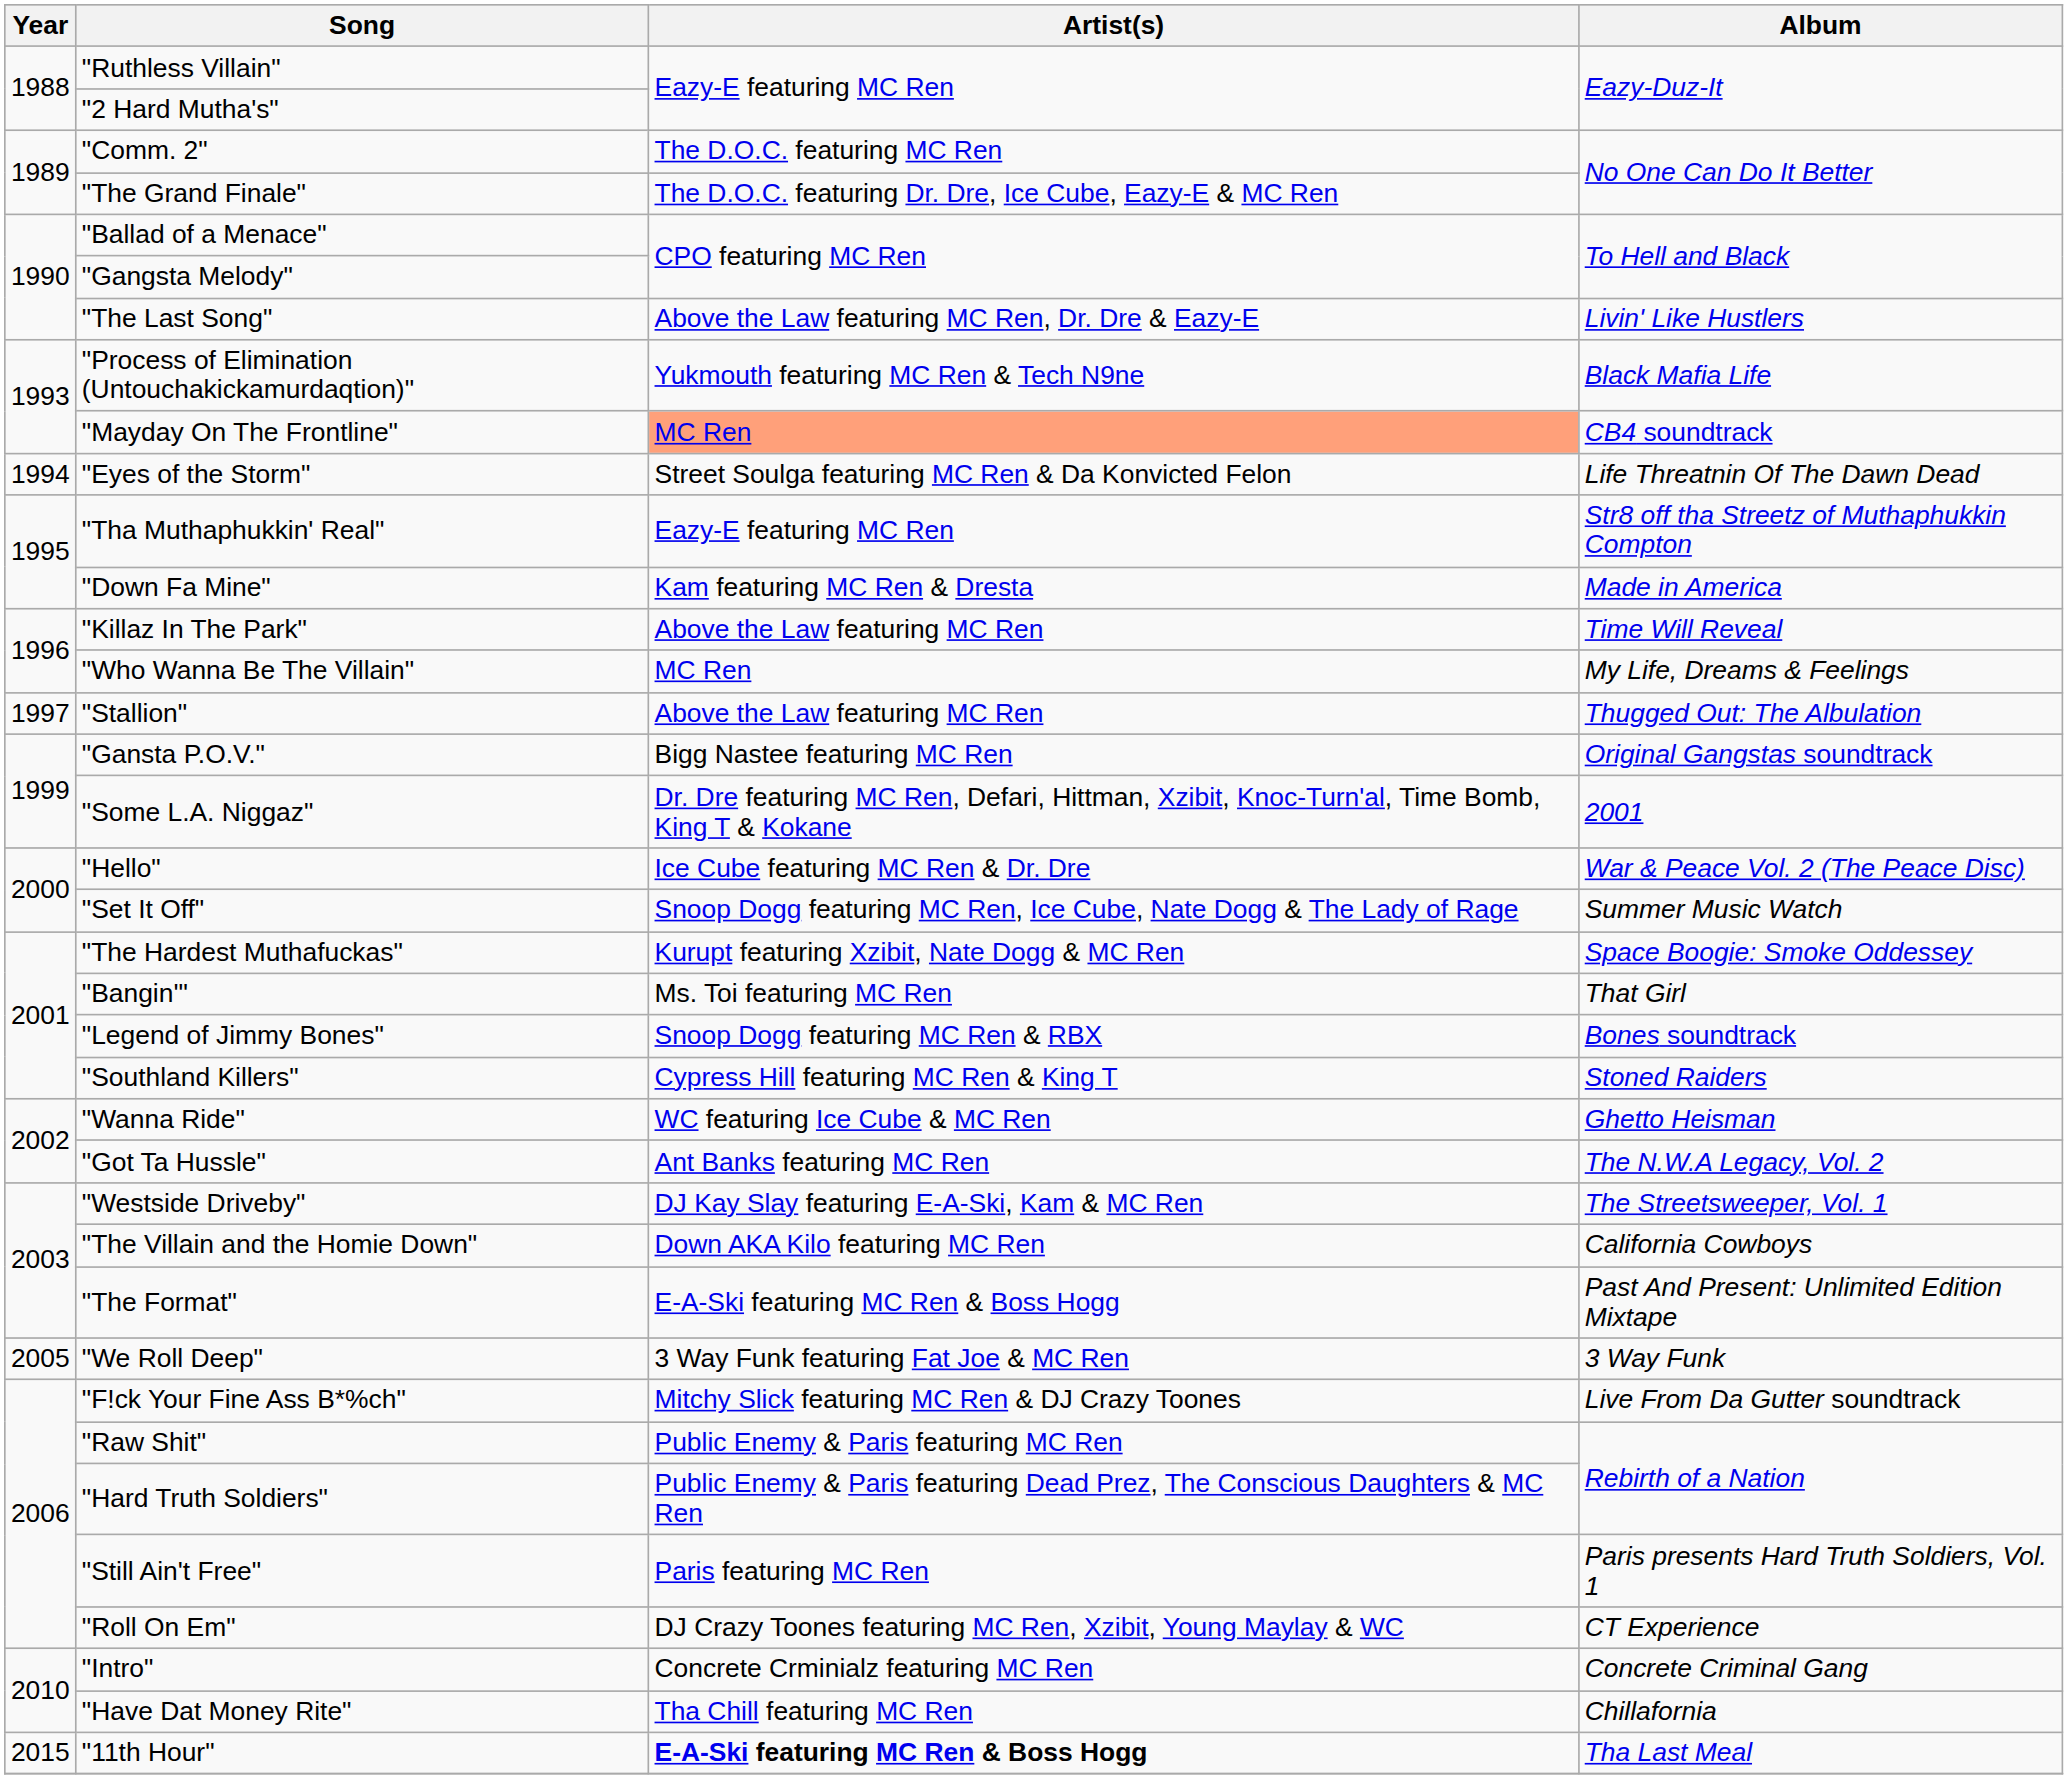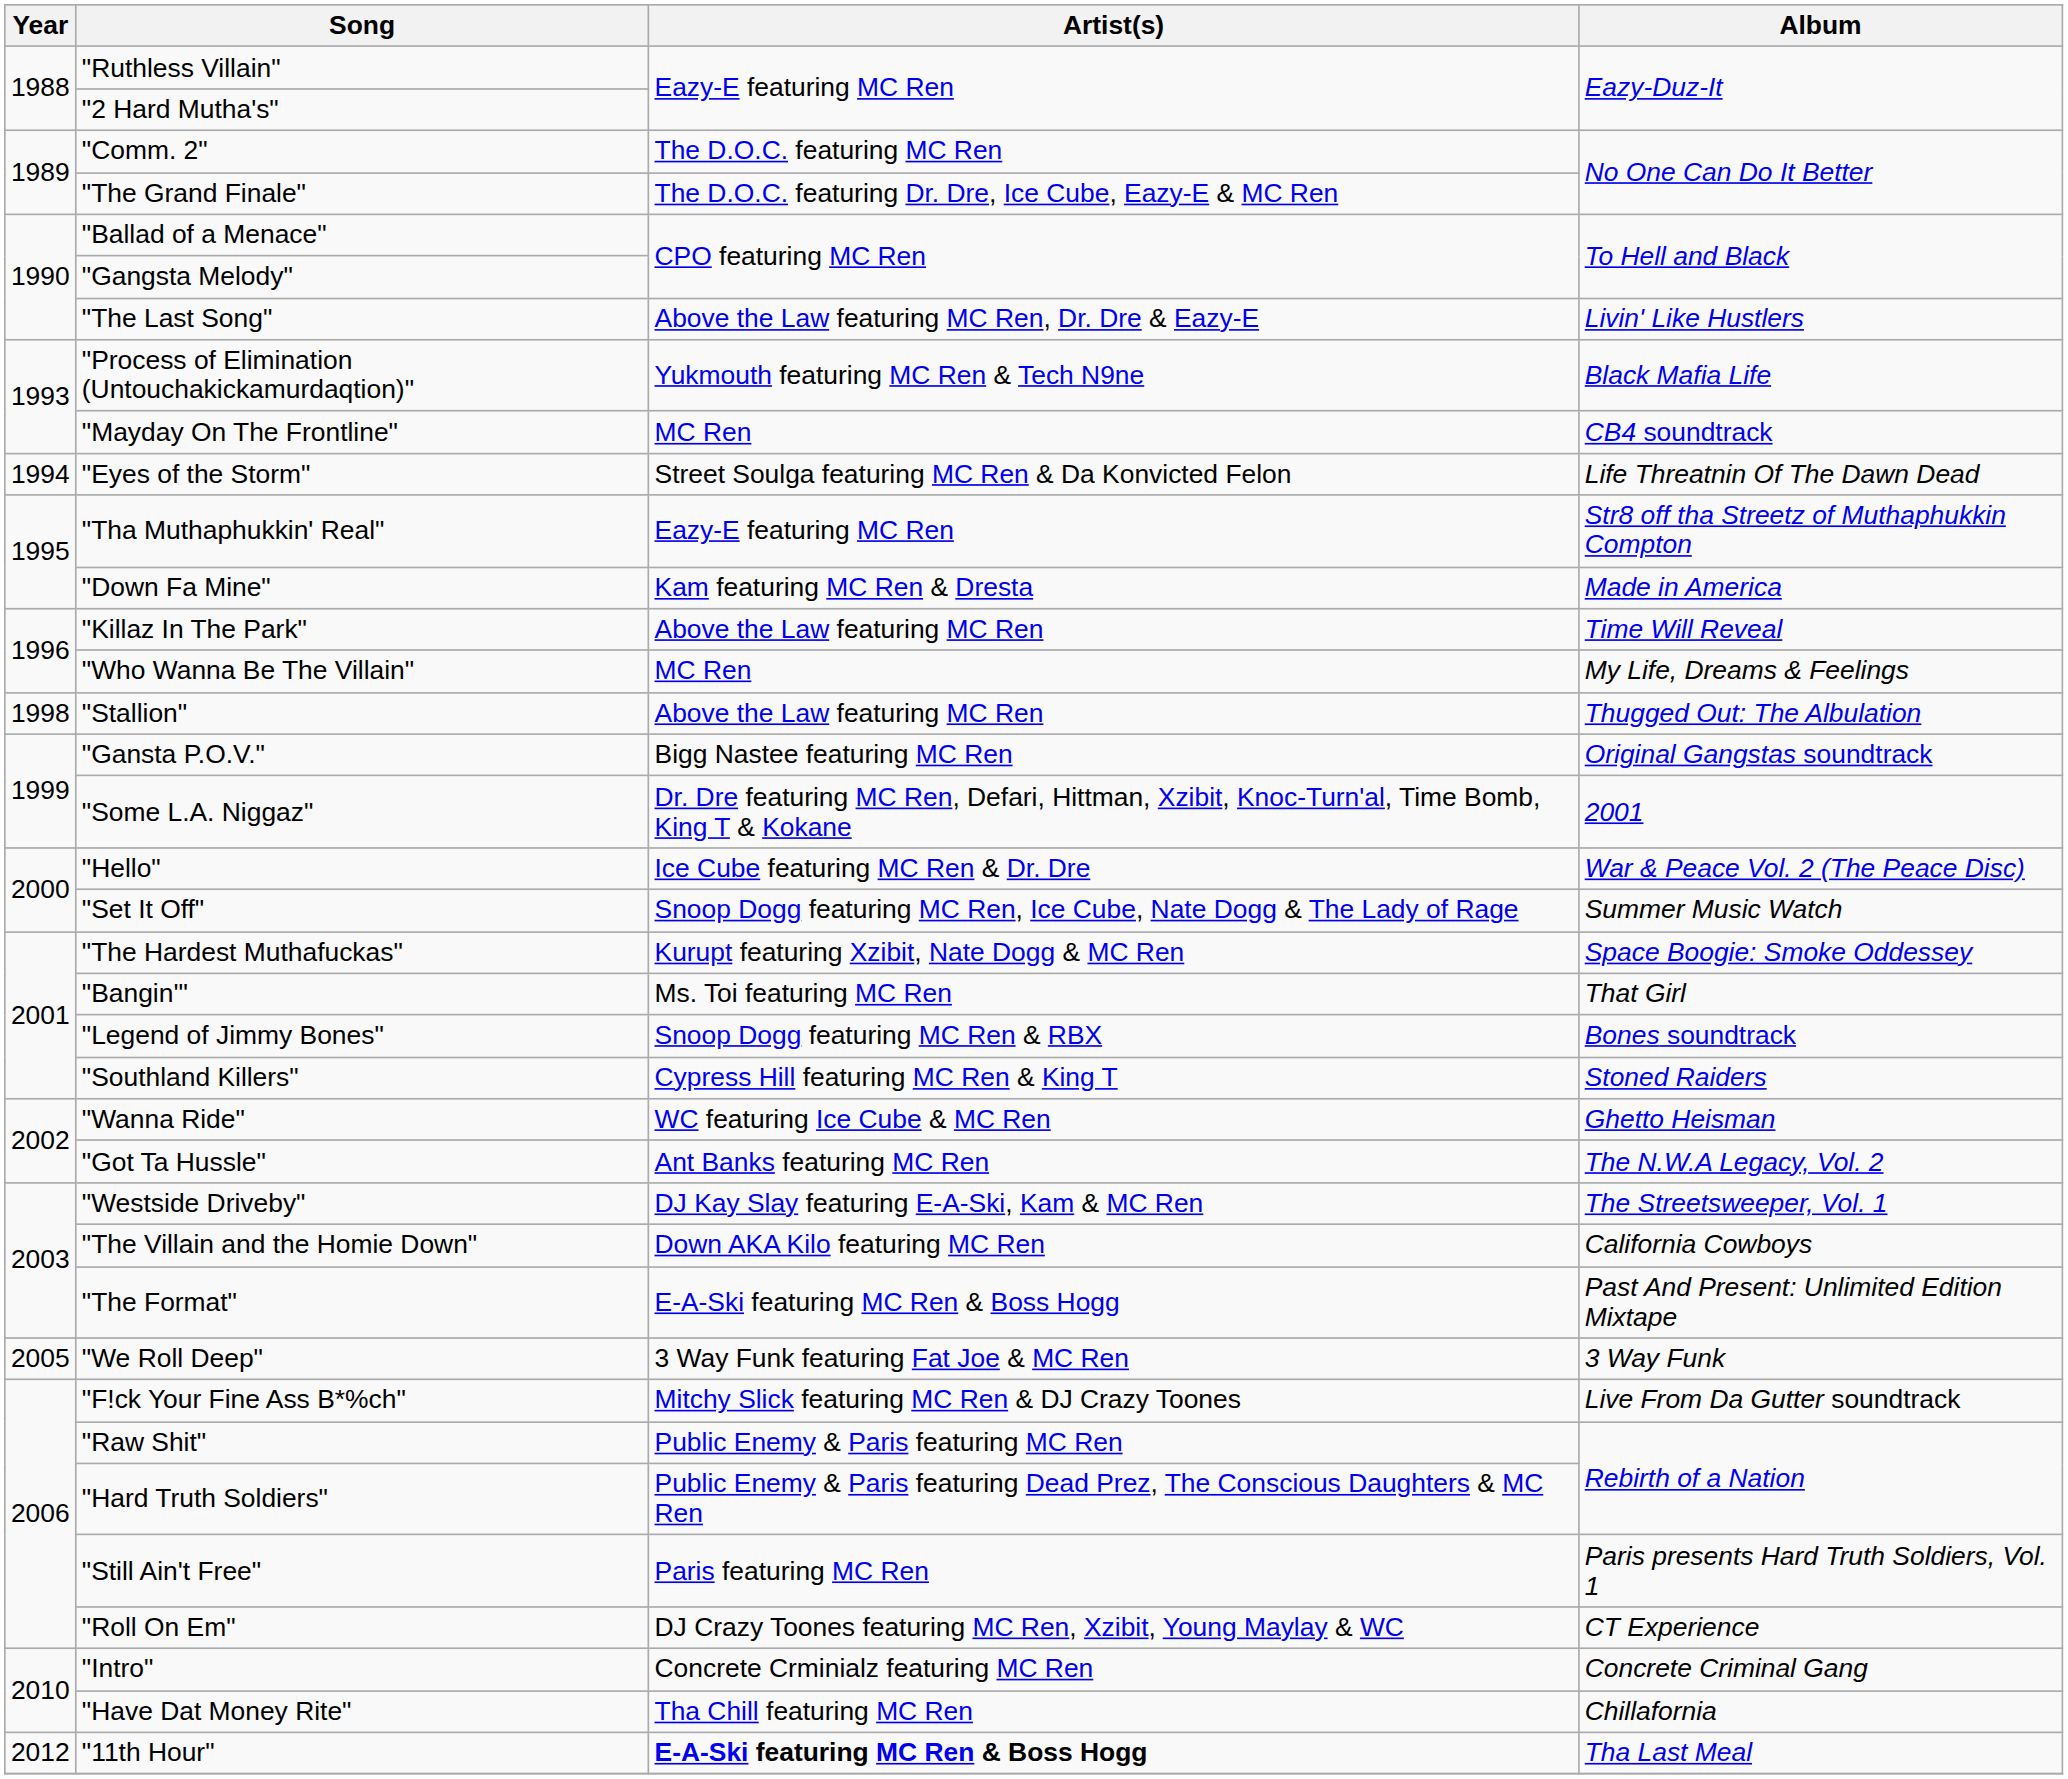(703, 431) lightsalmon background -> (703, 431) no background
(40, 712) 1997 -> (40, 712) 1998
(40, 1752) 2015 -> (40, 1752) 2012
